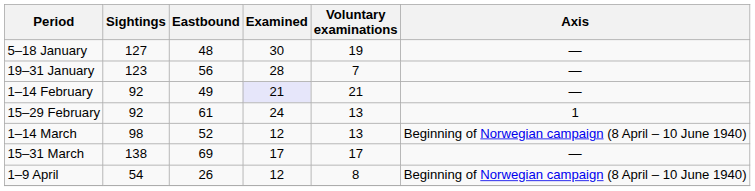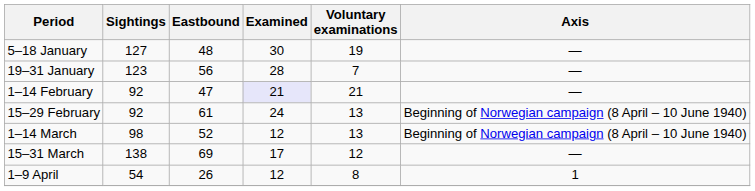(206, 92) 49 -> (206, 92) 47
(575, 112) 1 -> (575, 112) Beginning of Norwegian campaign (8 April – 10 June 1940)
(356, 154) 17 -> (356, 154) 12
(575, 175) Beginning of Norwegian campaign (8 April – 10 June 1940) -> (575, 175) 1
